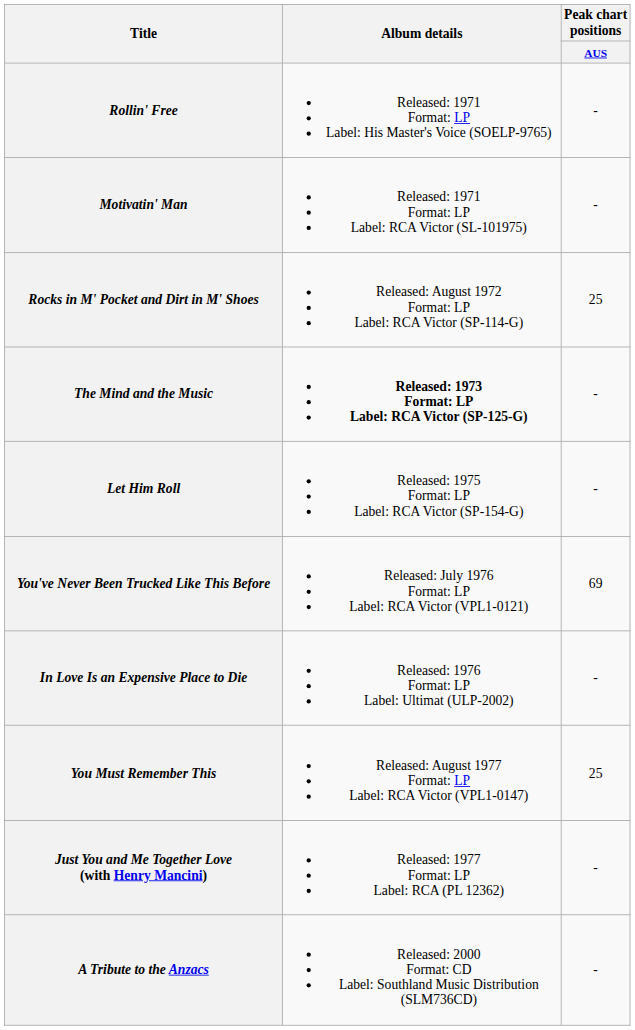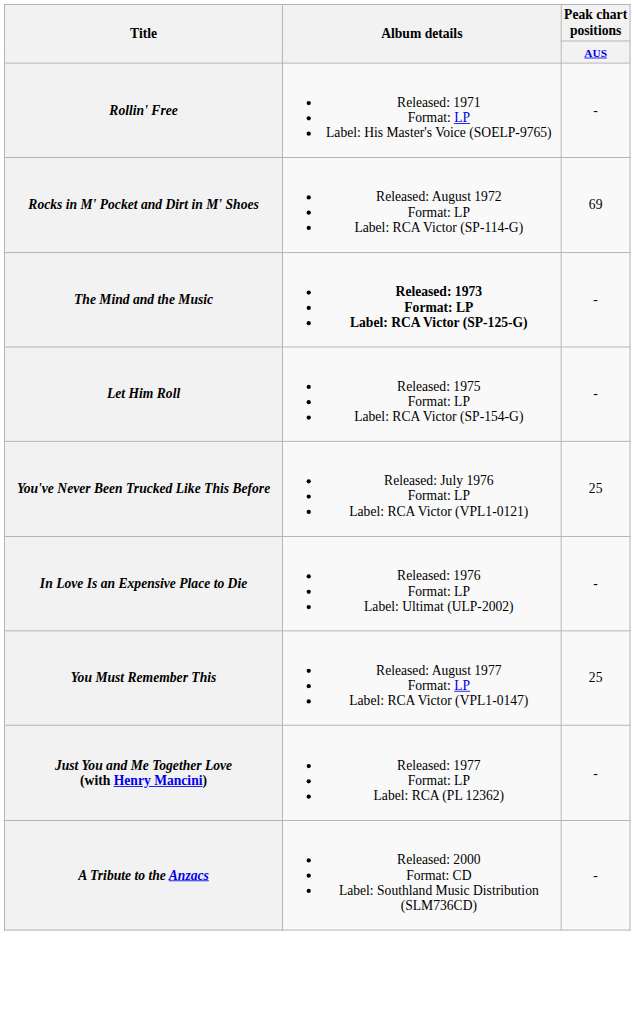- row: (144, 204)
(596, 299) 25 -> (596, 204) 69
(596, 583) 69 -> (596, 488) 25
